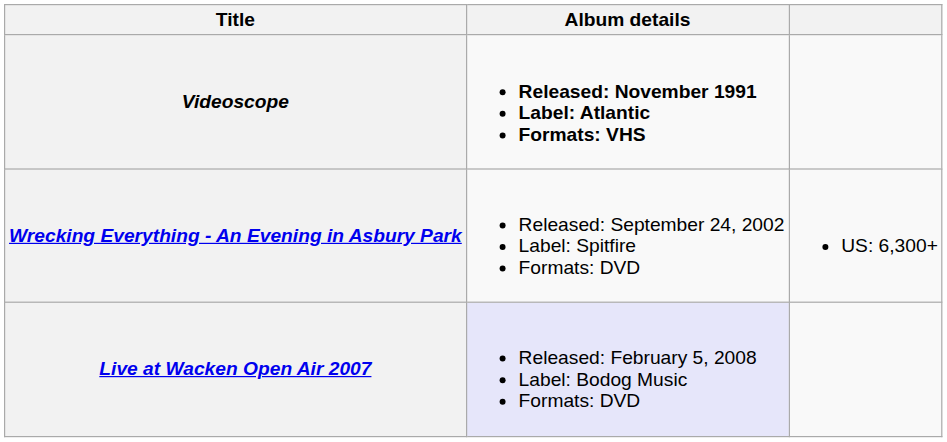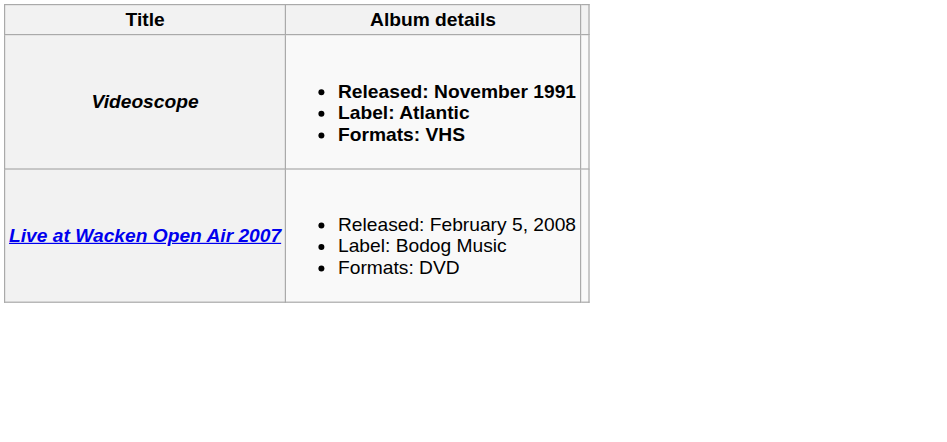- row: (235, 235)
(628, 380) lavender background -> (433, 246) no background
